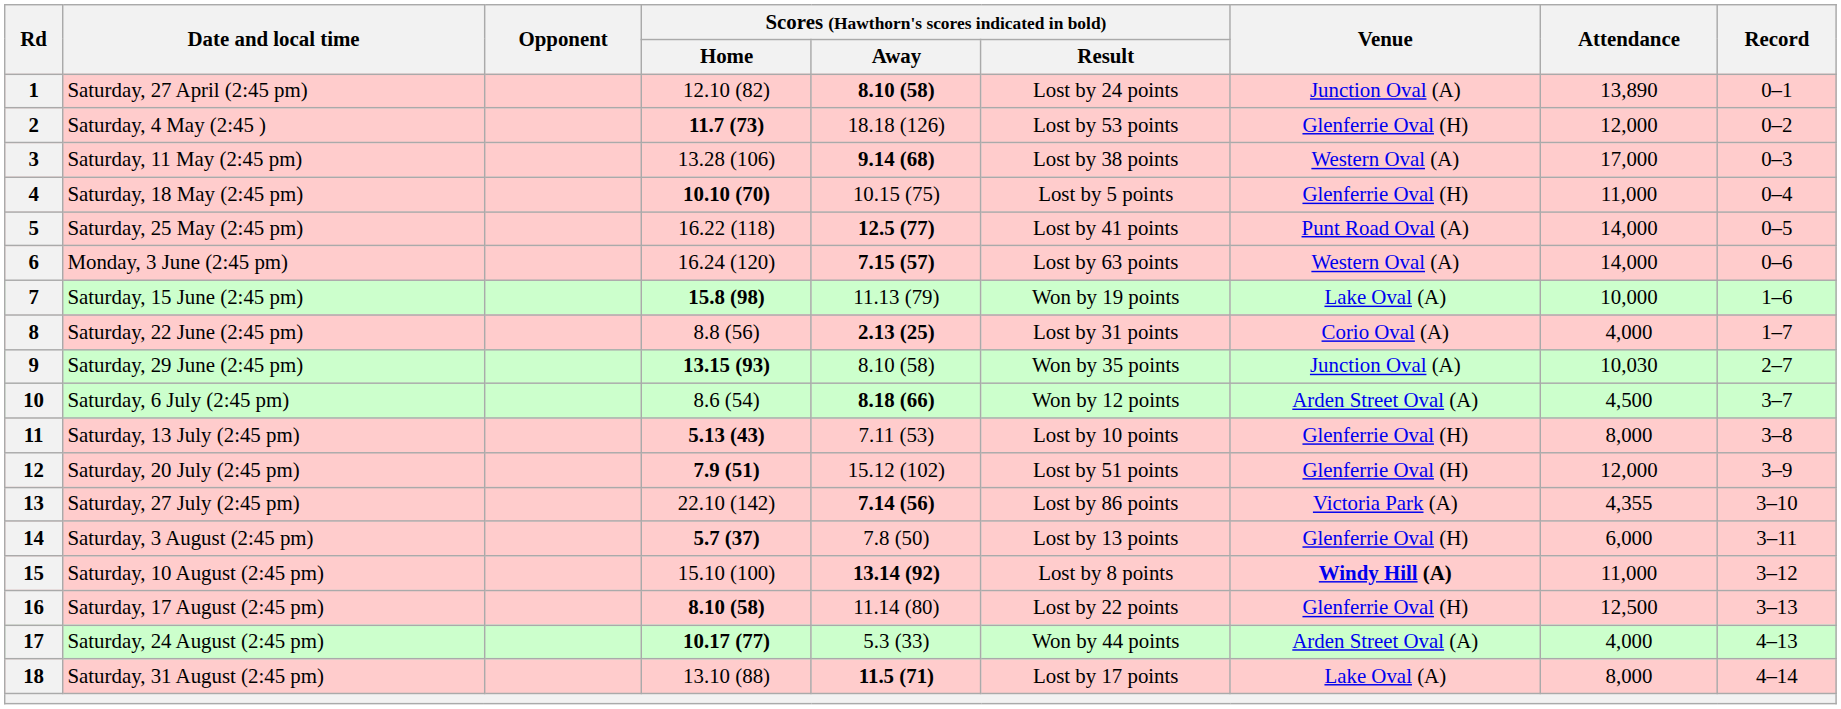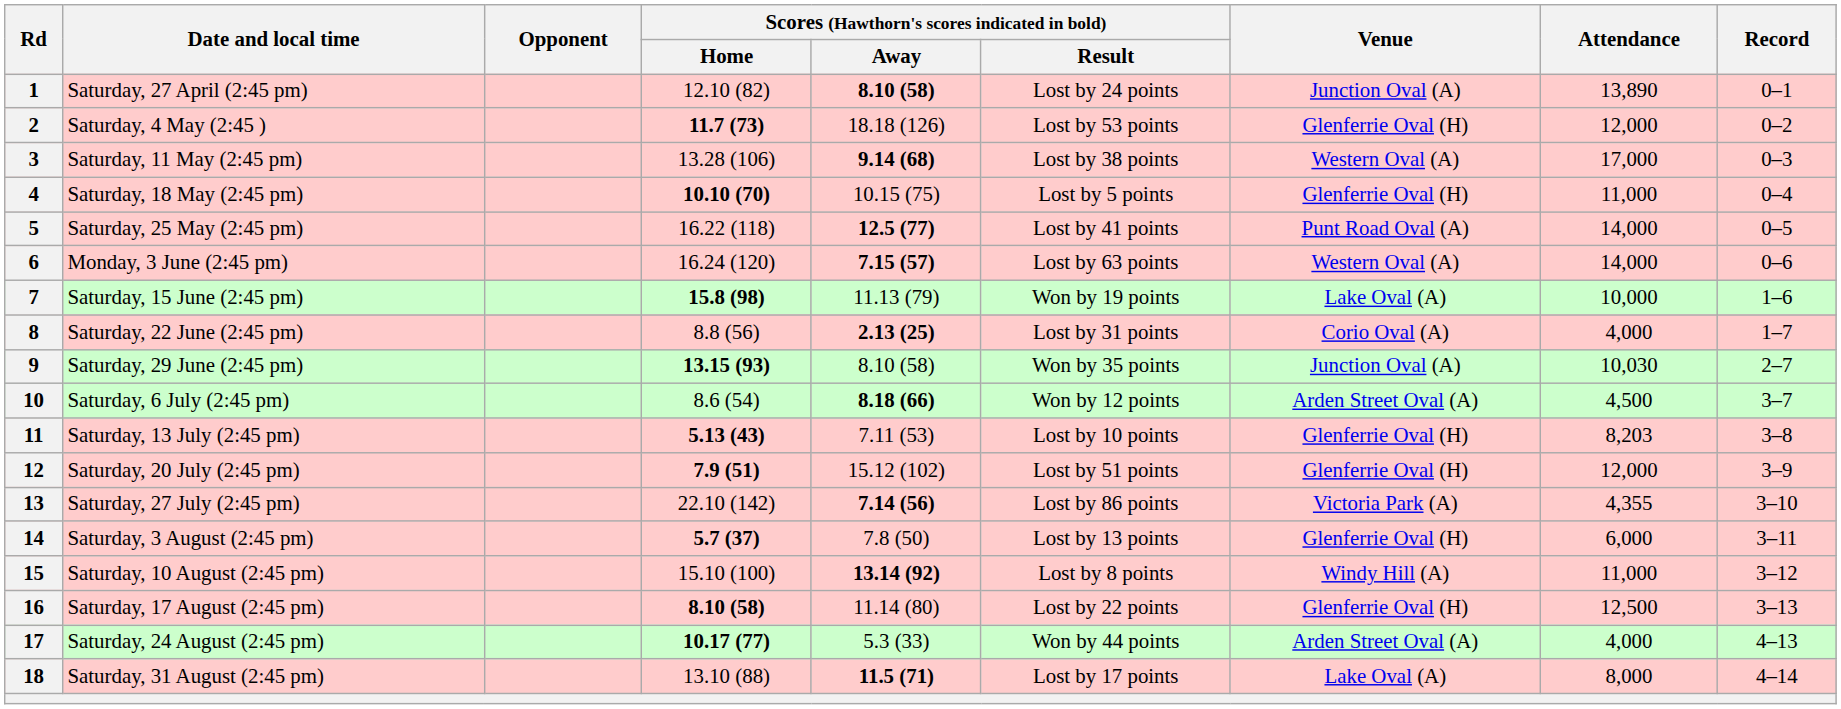(1629, 435) 8,000 -> (1629, 435) 8,203
(1385, 573) bold -> (1385, 573) normal
